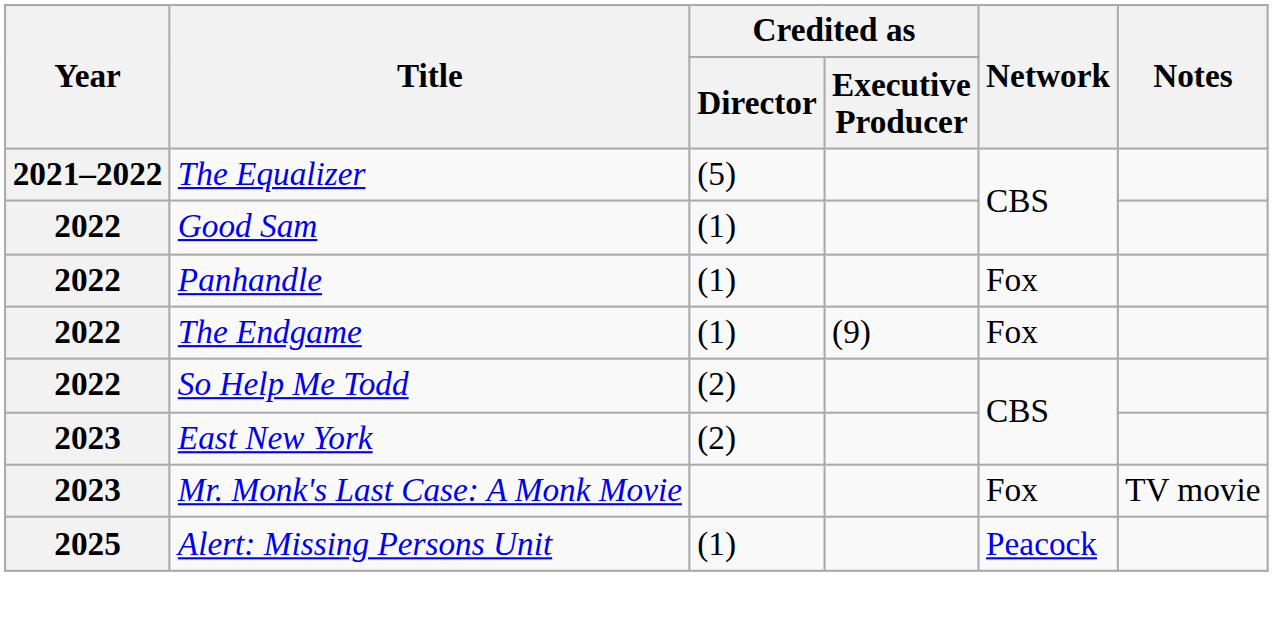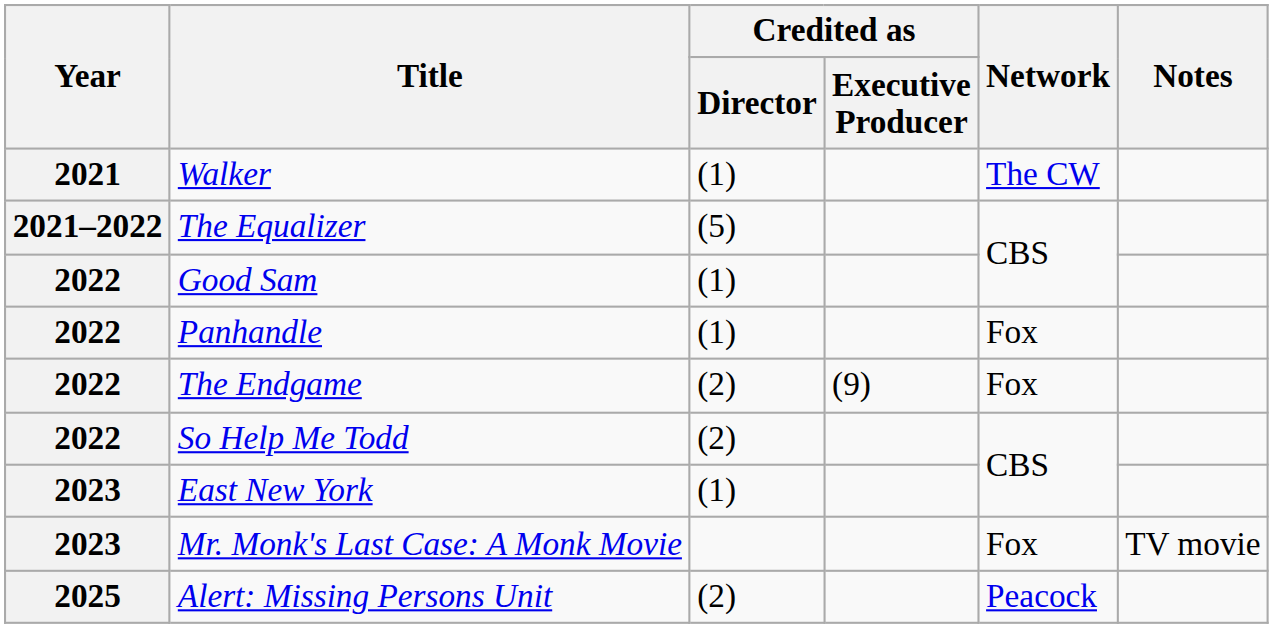+ row: (224, 173)
(717, 332) (1) -> (717, 385) (2)
(717, 437) (2) -> (717, 490) (1)
(717, 543) (1) -> (717, 596) (2)
